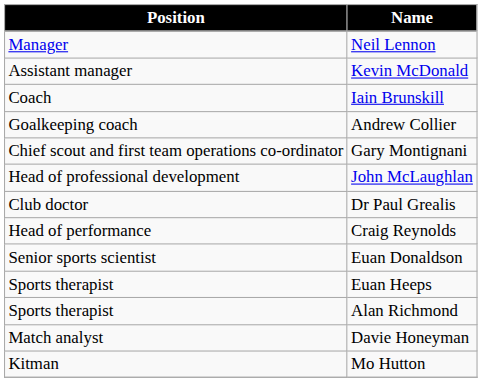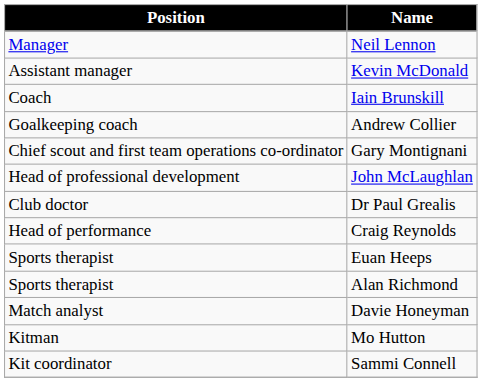- row: (407, 257)
+ row: (404, 364)
